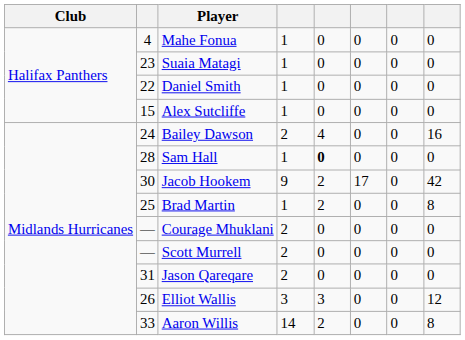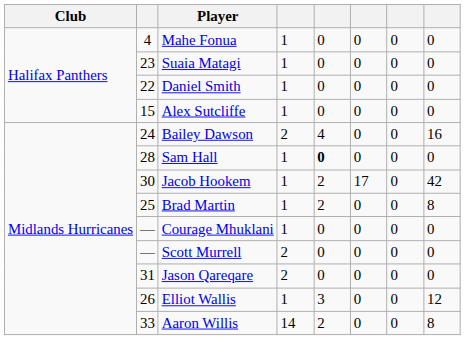(284, 181) 9 -> (284, 181) 1
(284, 228) 2 -> (284, 228) 1
(284, 299) 3 -> (284, 299) 1
